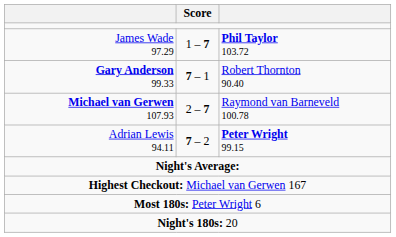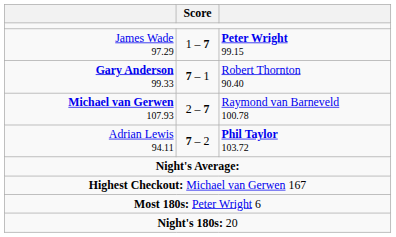(250, 44) Phil Taylor 103.72 -> (255, 44) Peter Wright 99.15
(255, 141) Peter Wright 99.15 -> (250, 141) Phil Taylor 103.72
